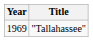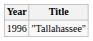(17, 28) 1969 -> (17, 28) 1996
